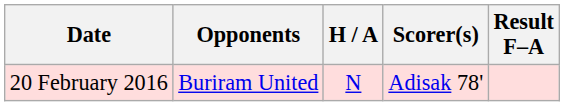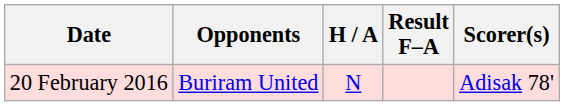columns swapped: (524, 34) <-> (436, 34)
